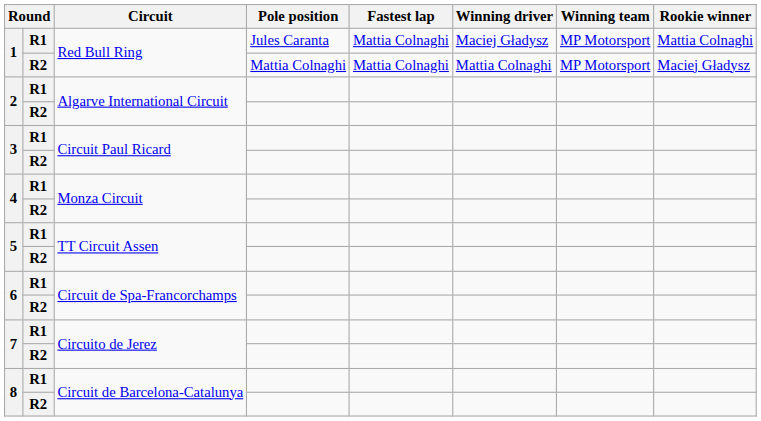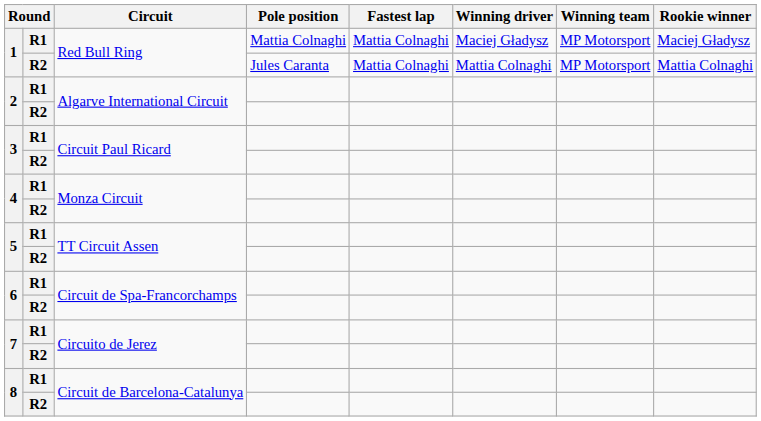(290, 40) Jules Caranta -> (298, 40) Mattia Colnaghi
(705, 40) Mattia Colnaghi -> (704, 40) Maciej Gładysz
(298, 64) Mattia Colnaghi -> (290, 64) Jules Caranta
(704, 64) Maciej Gładysz -> (705, 64) Mattia Colnaghi
